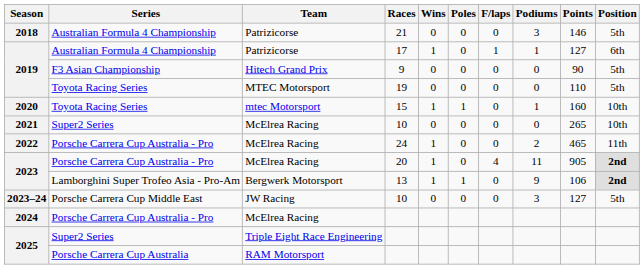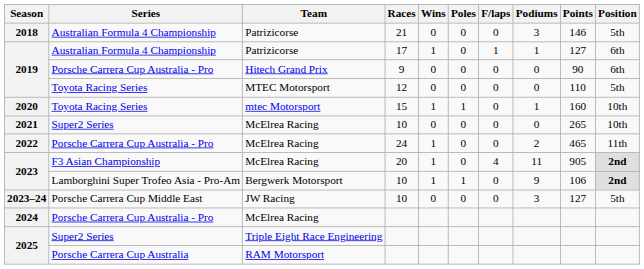(106, 69) F3 Asian Championship -> (132, 69) Porsche Carrera Cup Australia - Pro
(617, 69) 5th -> (617, 69) 6th
(402, 88) 19 -> (402, 88) 12
(132, 162) Porsche Carrera Cup Australia - Pro -> (106, 162) F3 Asian Championship
(402, 180) 13 -> (402, 180) 10
